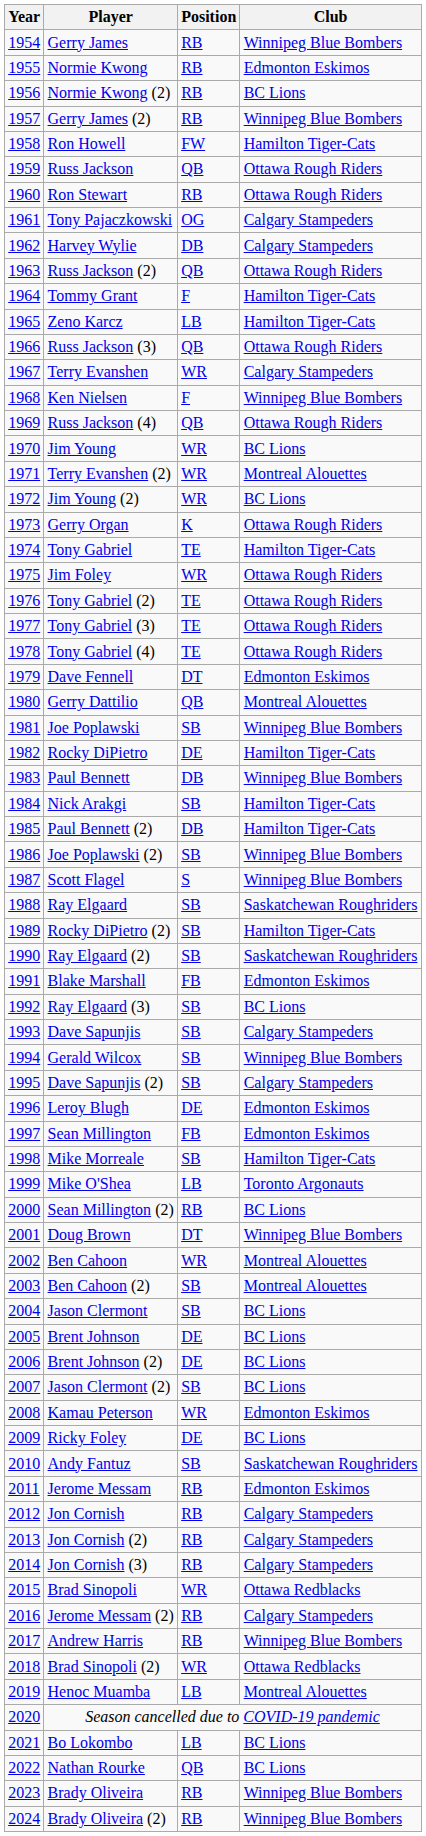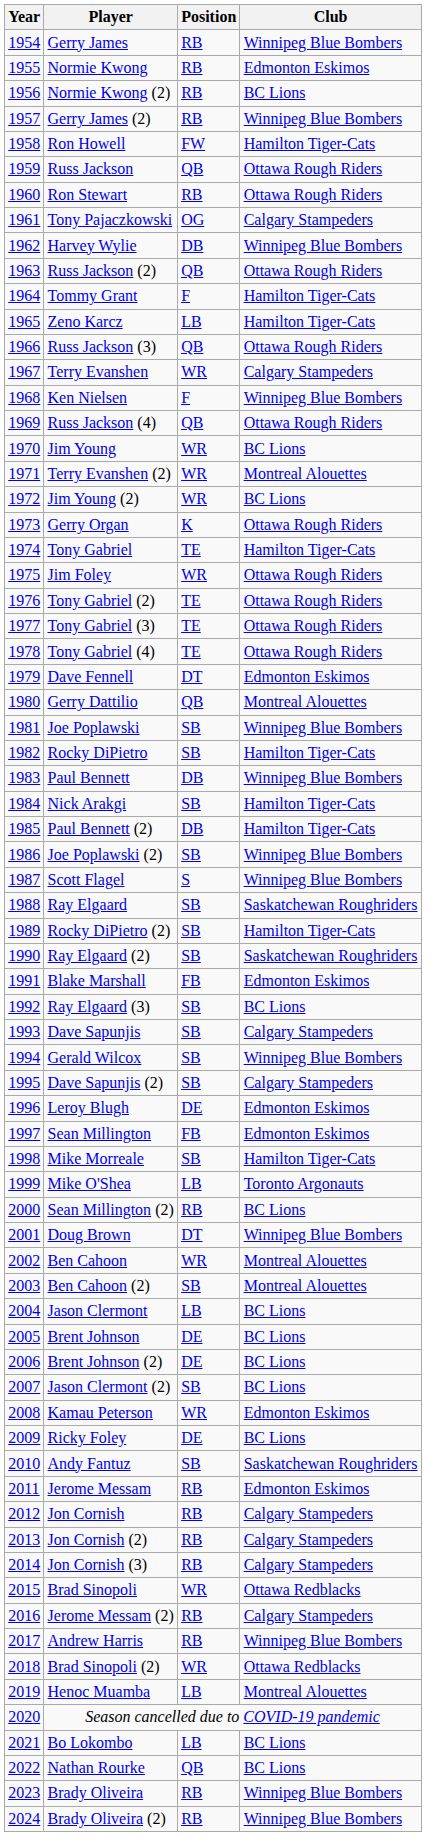(308, 245) Calgary Stampeders -> (323, 245) Winnipeg Blue Bombers
(192, 753) DE -> (191, 753) SB
(191, 1311) SB -> (191, 1311) LB
